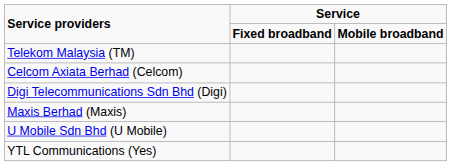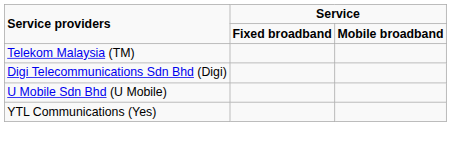- row: (95, 72)
- row: (67, 111)
